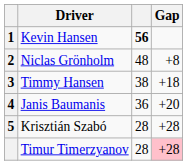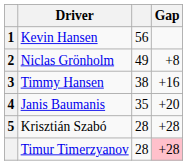(142, 38) bold -> (142, 38) normal
(142, 60) 48 -> (142, 60) 49
(169, 82) +18 -> (169, 82) +16
(142, 105) 36 -> (142, 105) 35
